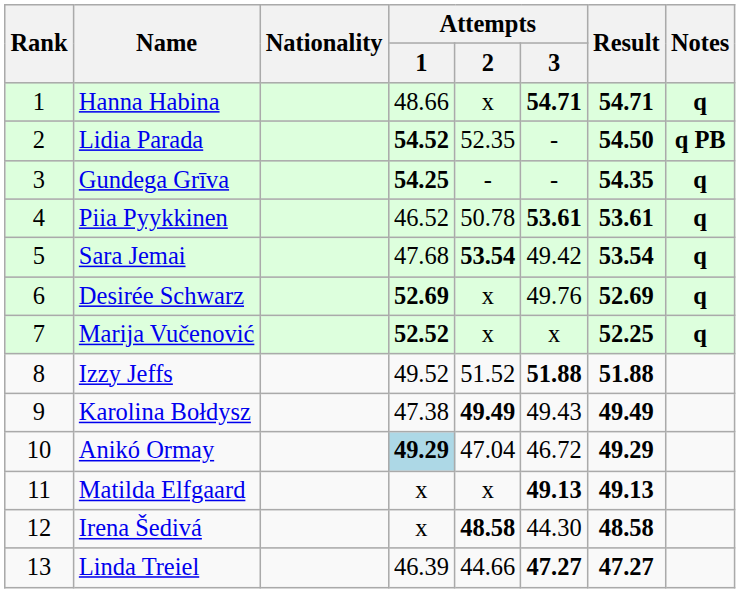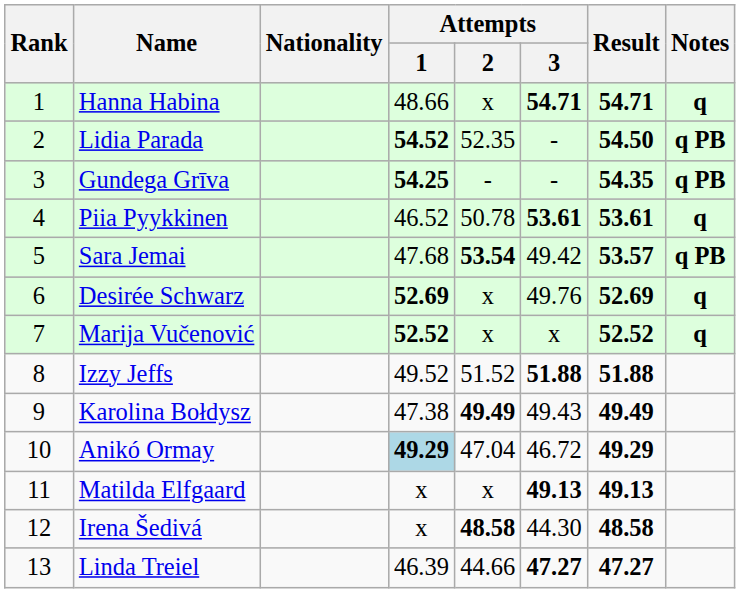(700, 179) q -> (700, 179) q PB
(626, 256) 53.54 -> (626, 256) 53.57
(700, 256) q -> (700, 256) q PB
(626, 334) 52.25 -> (626, 334) 52.52
